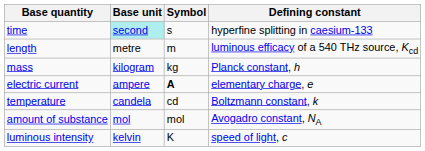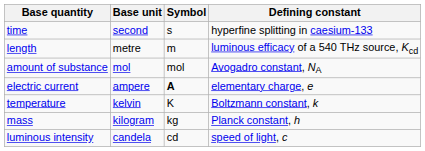(130, 30) paleturquoise background -> (130, 30) no background
rows swapped: (20, 67) <-> (57, 119)
(132, 101) candela -> (127, 103) kelvin
(173, 101) cd -> (170, 103) K
(127, 138) kelvin -> (132, 138) candela
(170, 138) K -> (173, 138) cd
